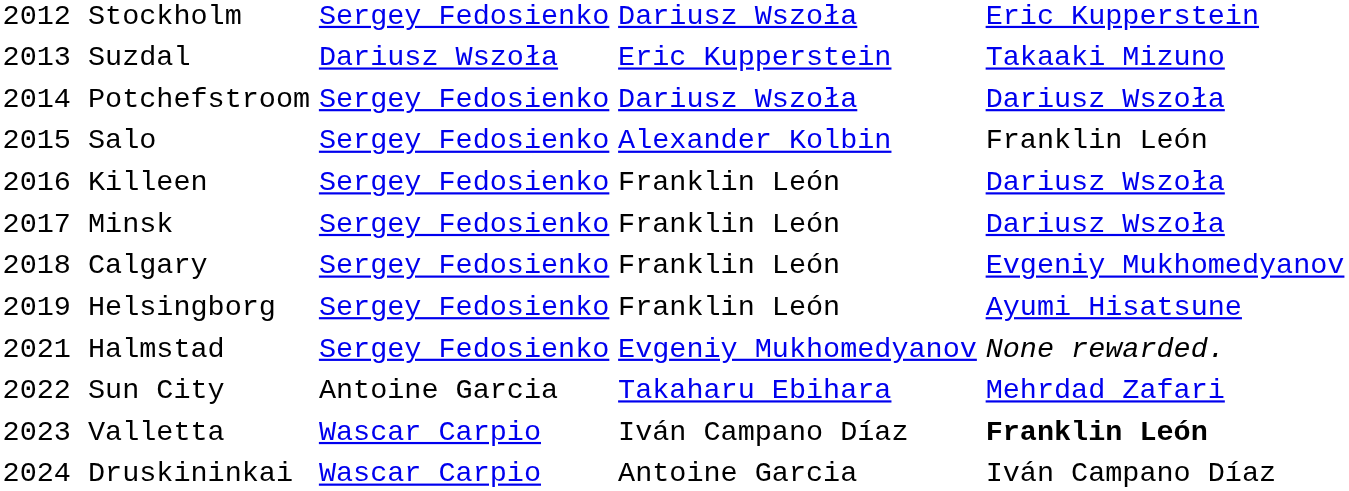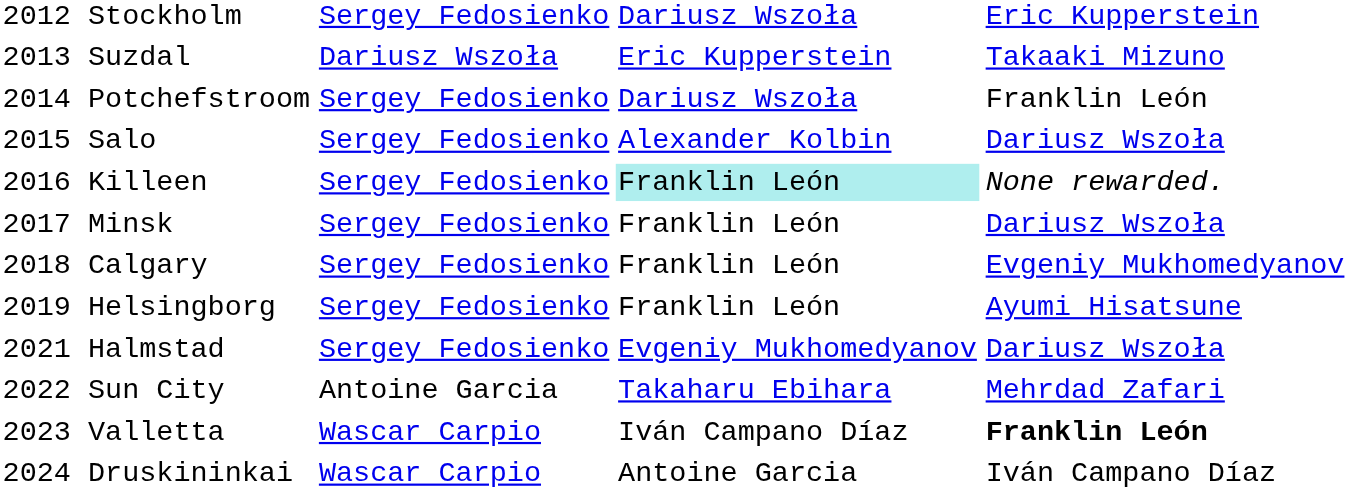(1105, 99) Dariusz Wszoła -> (1097, 99) Franklin León
(1097, 141) Franklin León -> (1105, 141) Dariusz Wszoła
(729, 182) no background -> (729, 182) paleturquoise background
(1105, 182) Dariusz Wszoła -> (1105, 182) None rewarded.
(1105, 349) None rewarded. -> (1105, 349) Dariusz Wszoła
